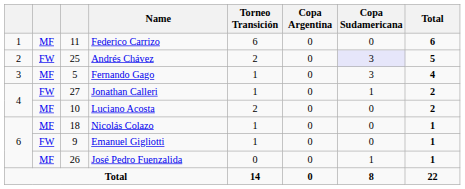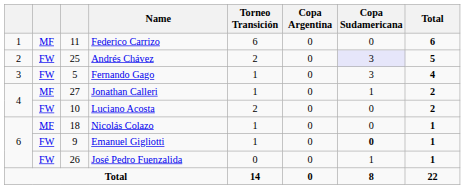(47, 75) MF -> (47, 75) FW
(47, 92) FW -> (47, 92) MF
(47, 109) MF -> (47, 109) FW
(371, 142) normal -> (371, 142) bold
(47, 159) MF -> (47, 159) FW
